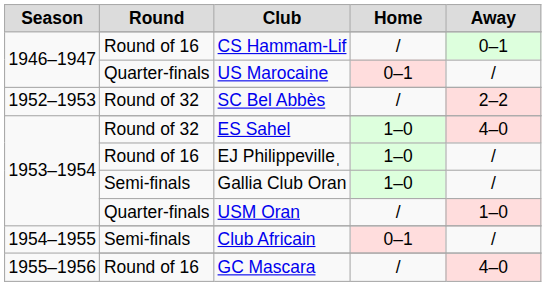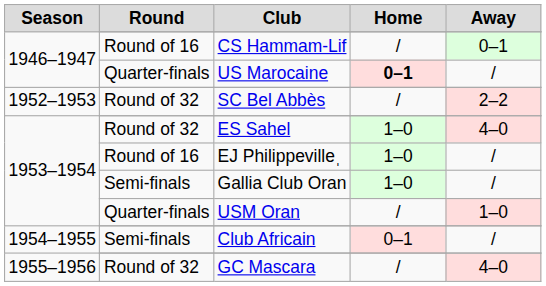(398, 73) normal -> (398, 73) bold
(151, 267) Round of 16 -> (151, 267) Round of 32
